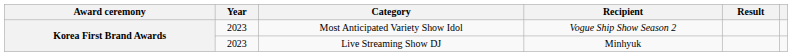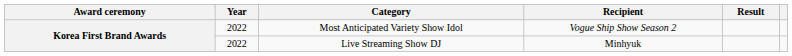(237, 28) 2023 -> (237, 28) 2022
(237, 43) 2023 -> (237, 43) 2022
